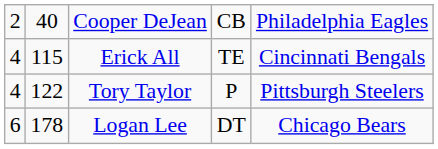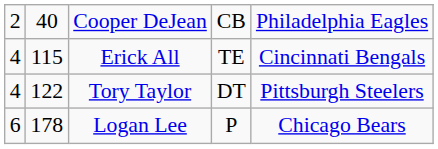(231, 90) P -> (231, 90) DT
(231, 125) DT -> (231, 125) P
